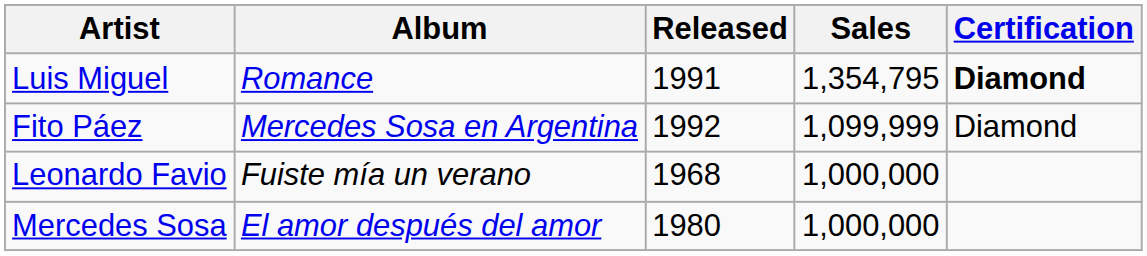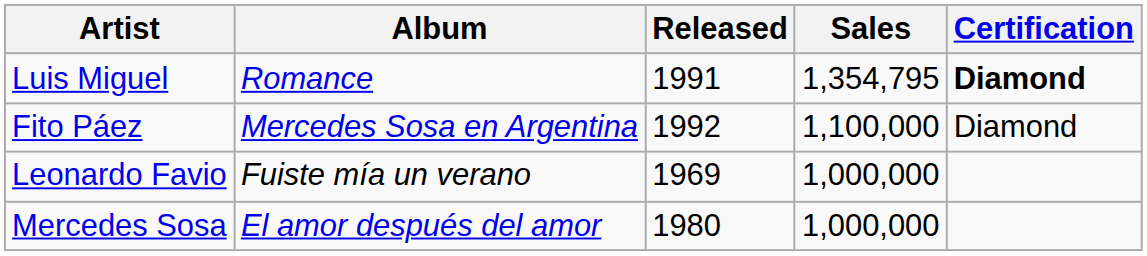(871, 126) 1,099,999 -> (871, 126) 1,100,000
(687, 175) 1968 -> (687, 175) 1969
